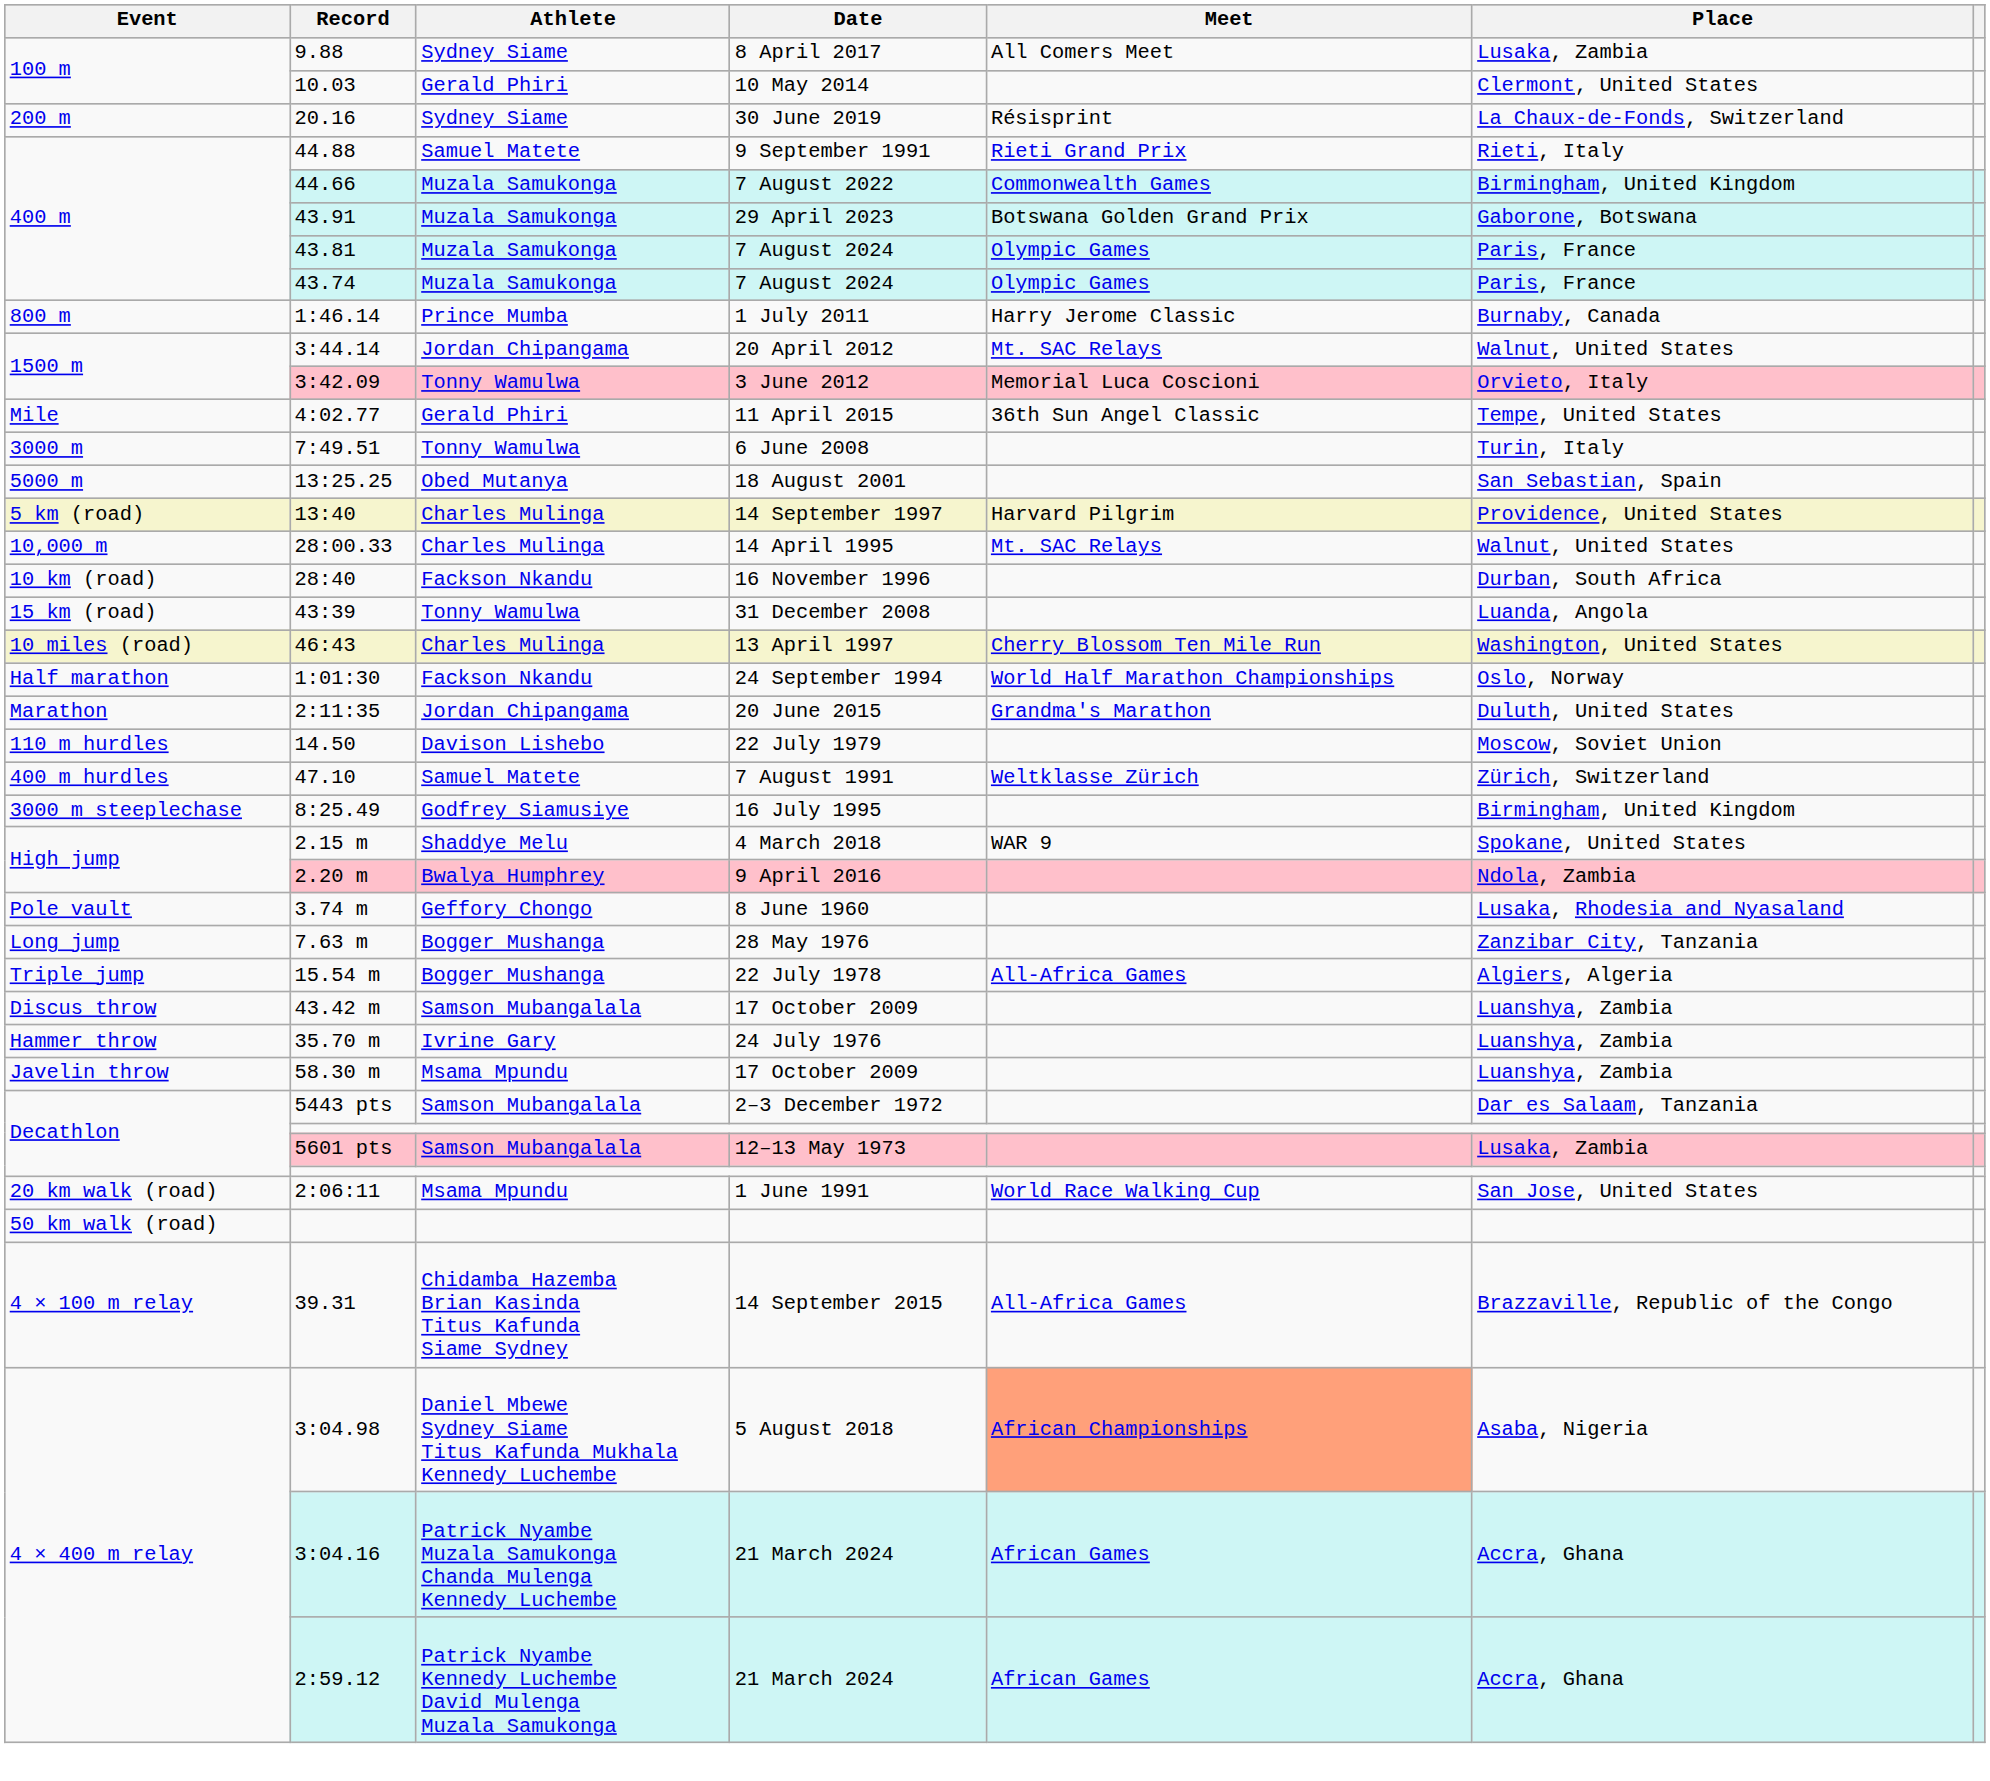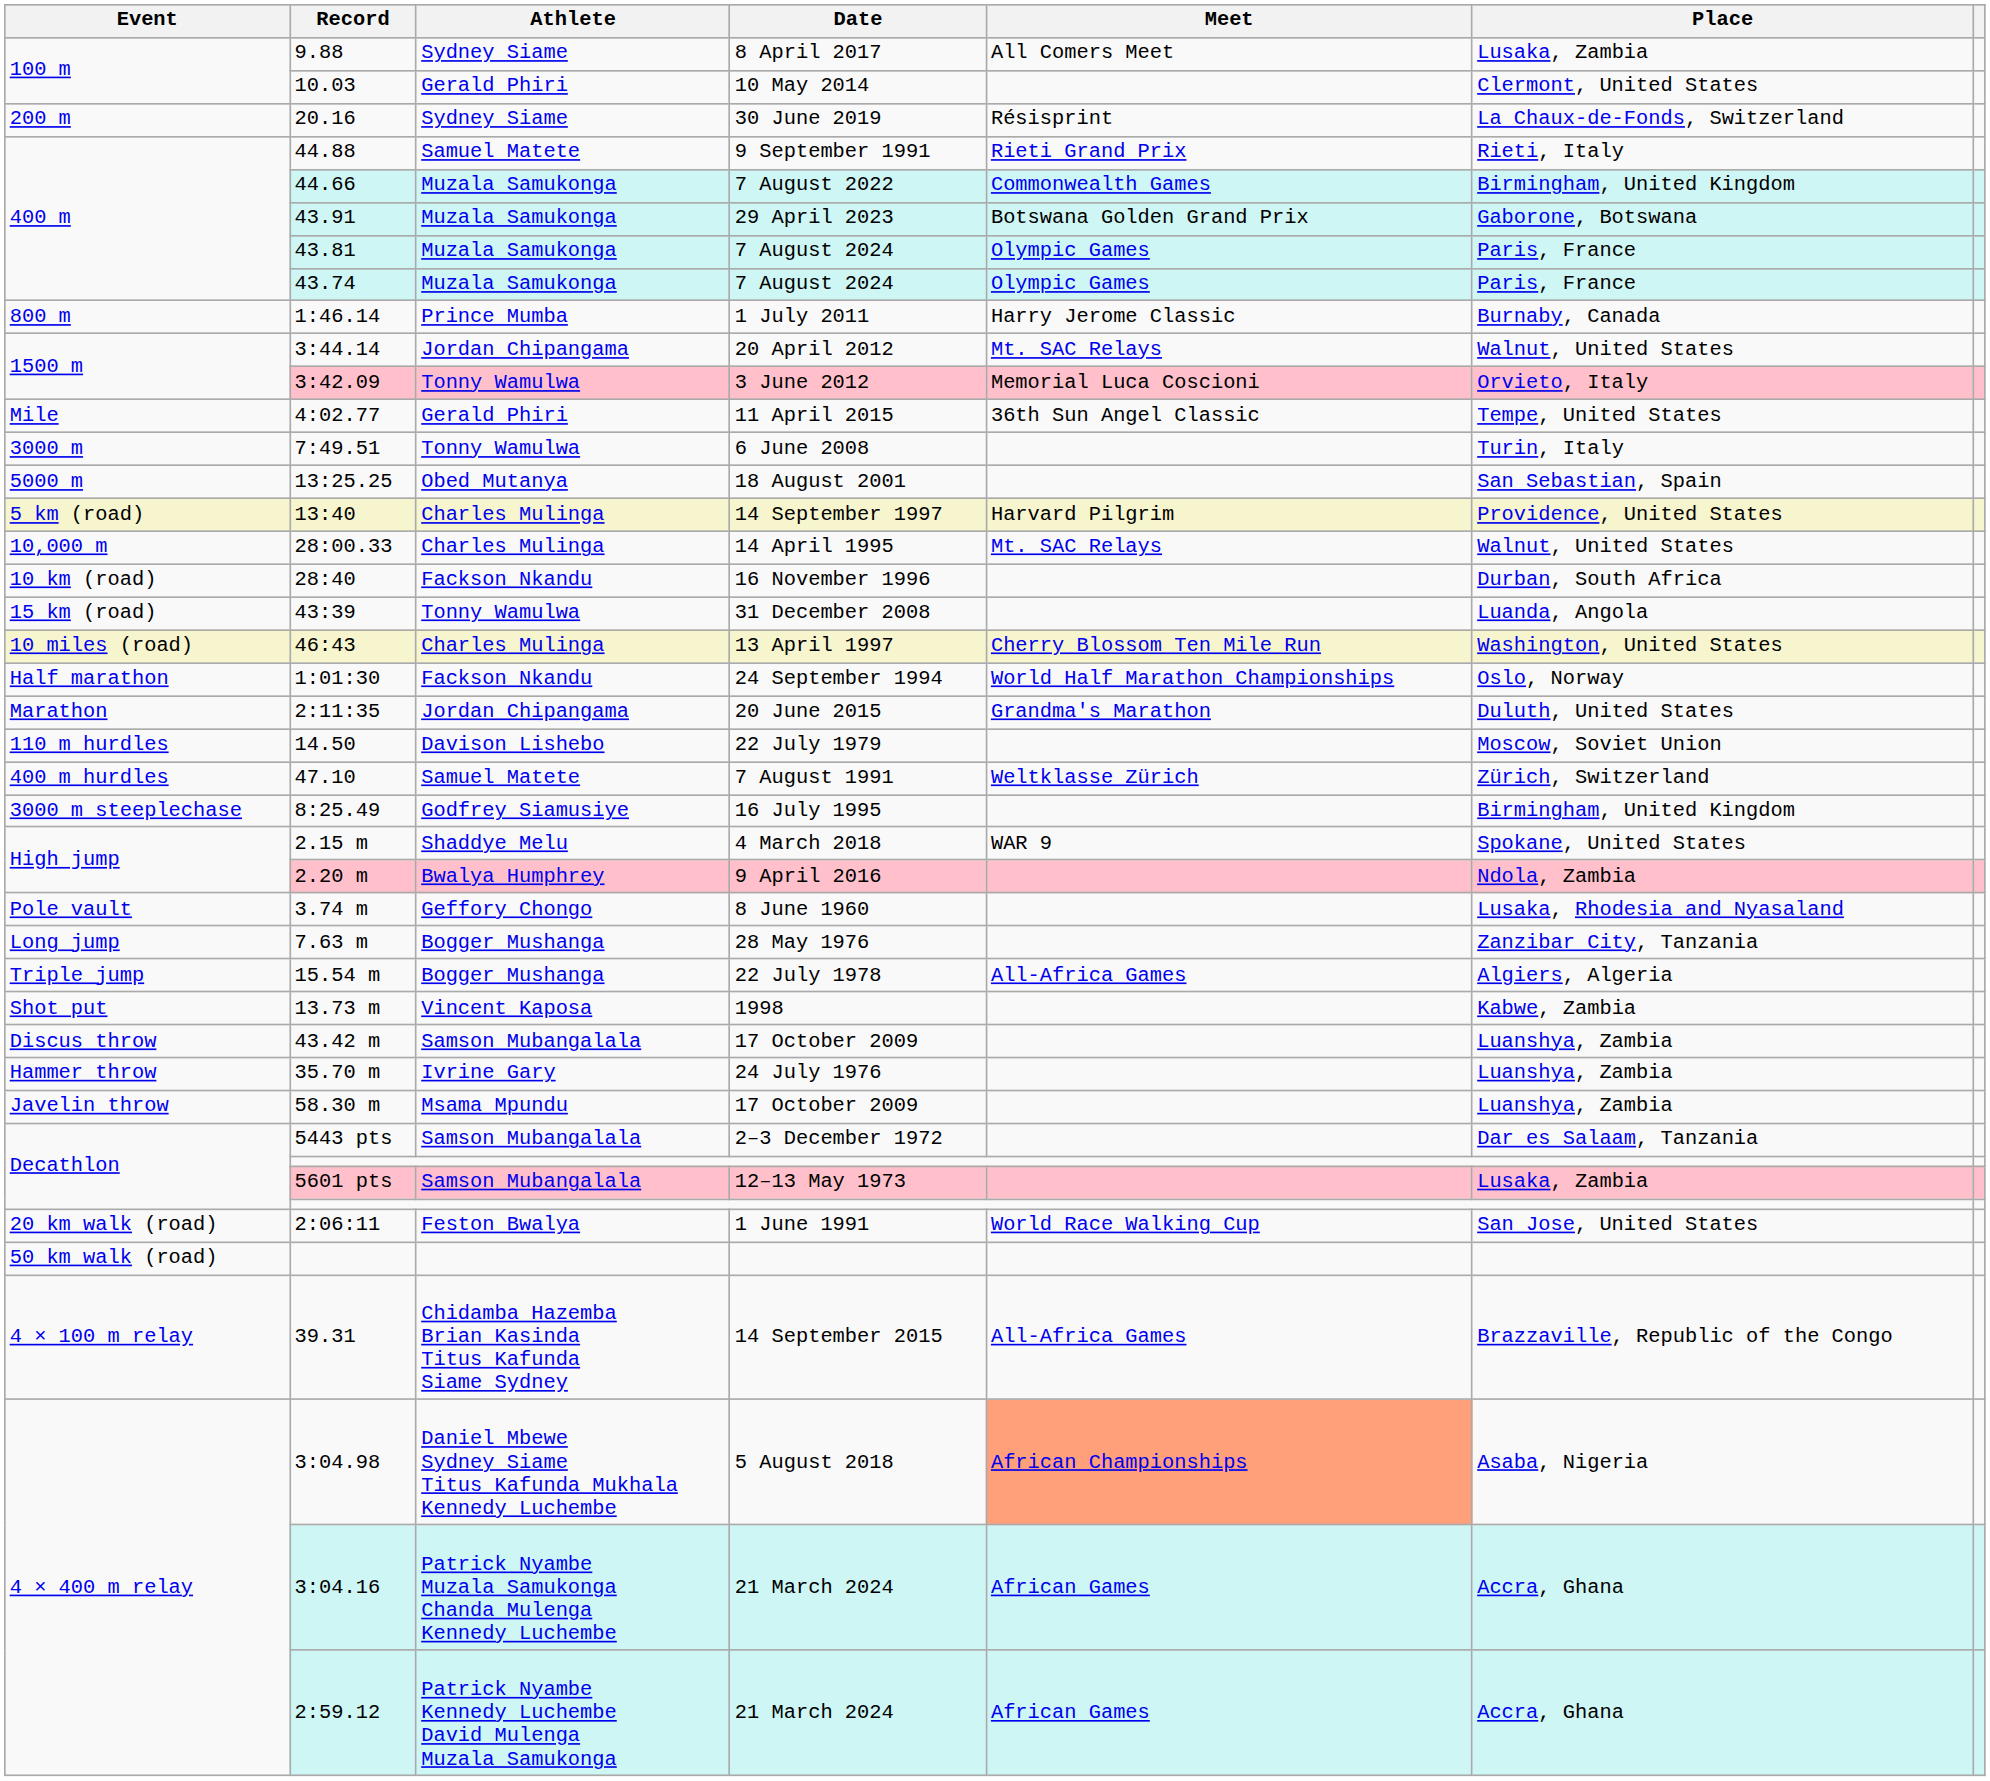+ row: (59, 1009)
(495, 1193) Msama Mpundu -> (501, 1225) Feston Bwalya
